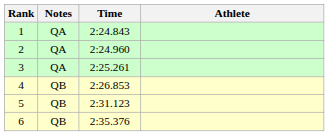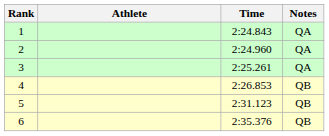columns swapped: (232, 13) <-> (58, 13)
